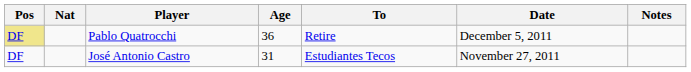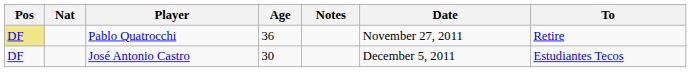columns swapped: (379, 15) <-> (656, 15)
(506, 35) December 5, 2011 -> (413, 35) November 27, 2011
(268, 56) 31 -> (268, 56) 30
(510, 56) November 27, 2011 -> (409, 56) December 5, 2011
